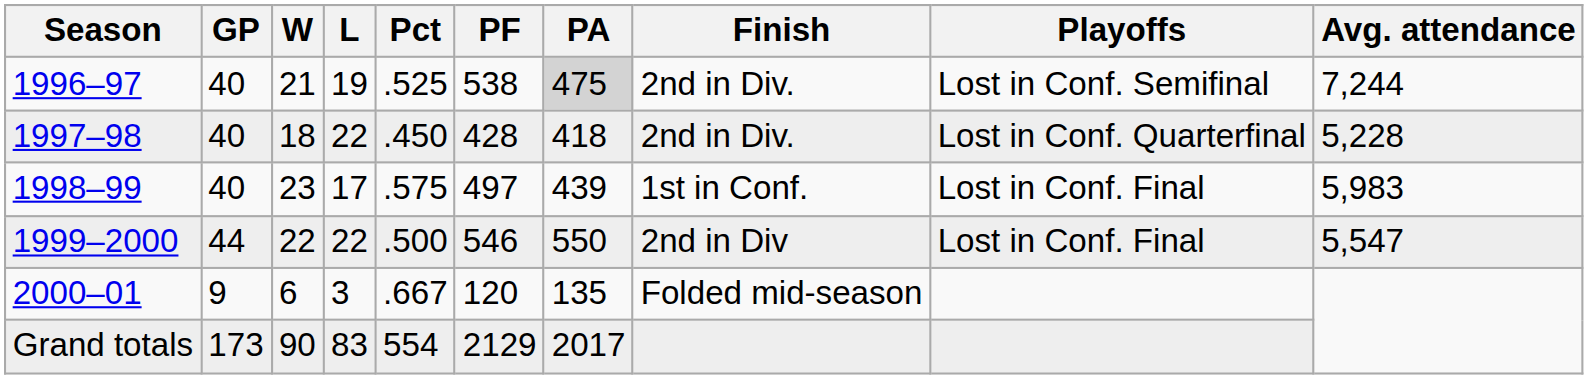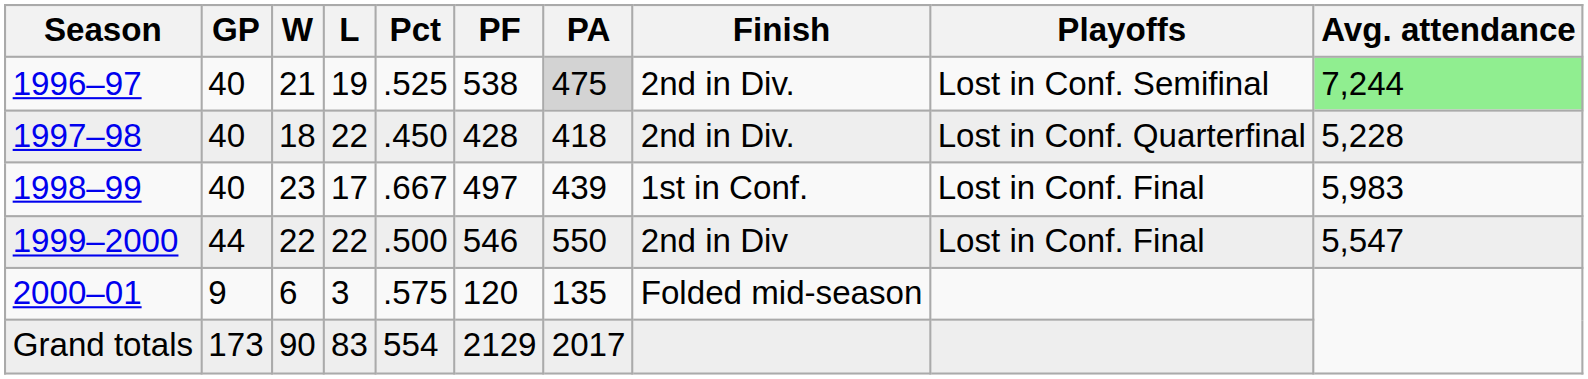(1363, 83) no background -> (1363, 83) lightgreen background
(415, 188) .575 -> (415, 188) .667
(415, 293) .667 -> (415, 293) .575
